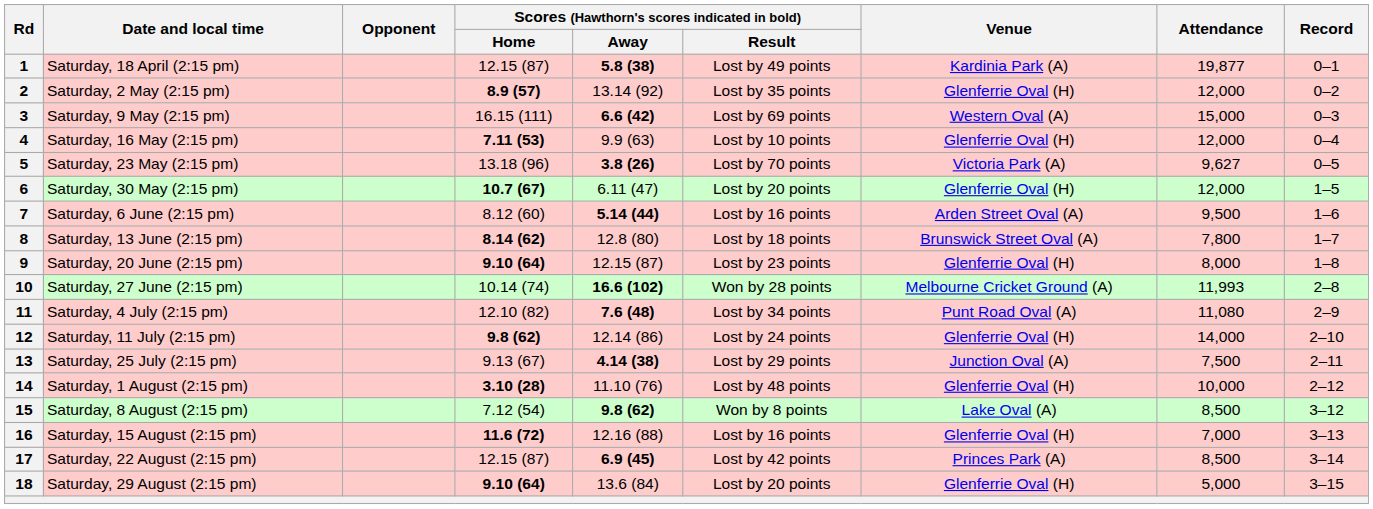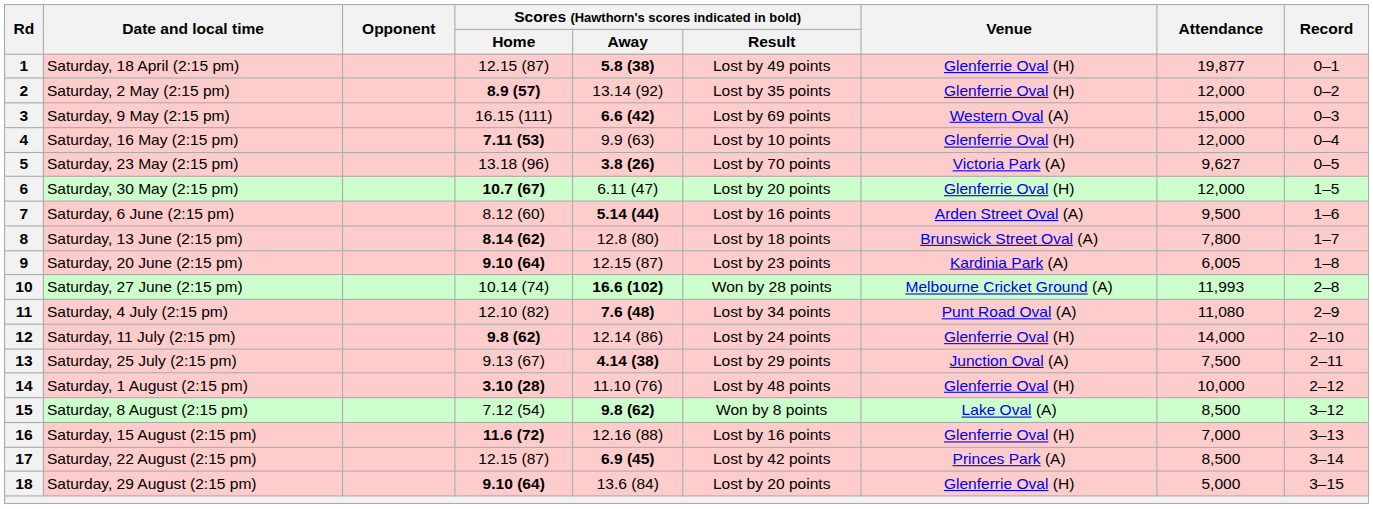(1009, 66) Kardinia Park (A) -> (1009, 66) Glenferrie Oval (H)
(1009, 263) Glenferrie Oval (H) -> (1009, 263) Kardinia Park (A)
(1221, 263) 8,000 -> (1221, 263) 6,005
